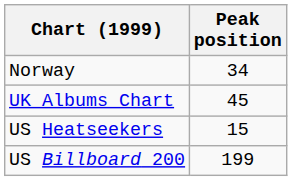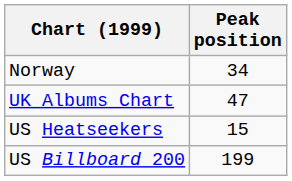(238, 101) 45 -> (238, 101) 47
